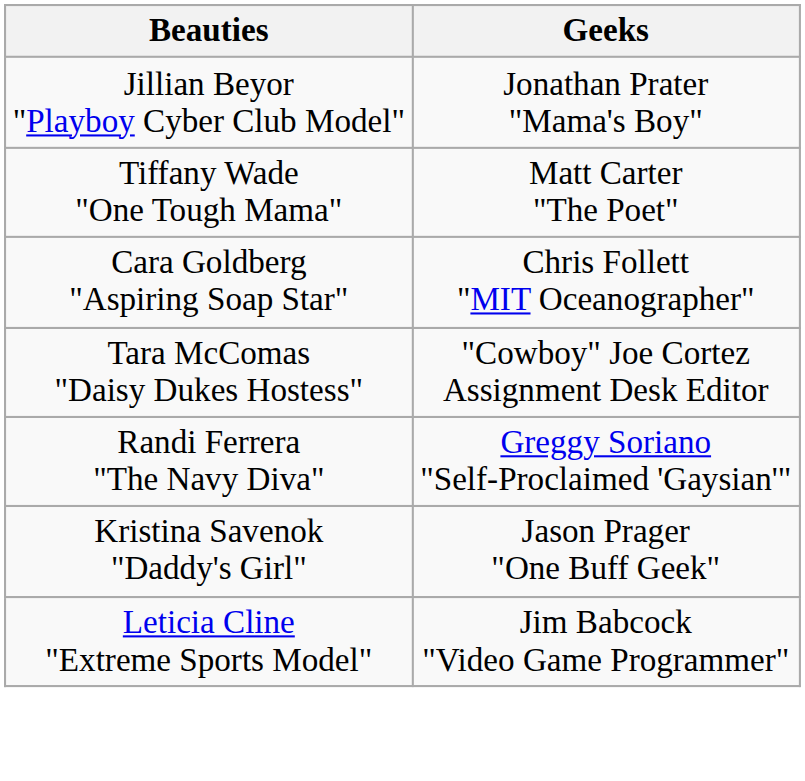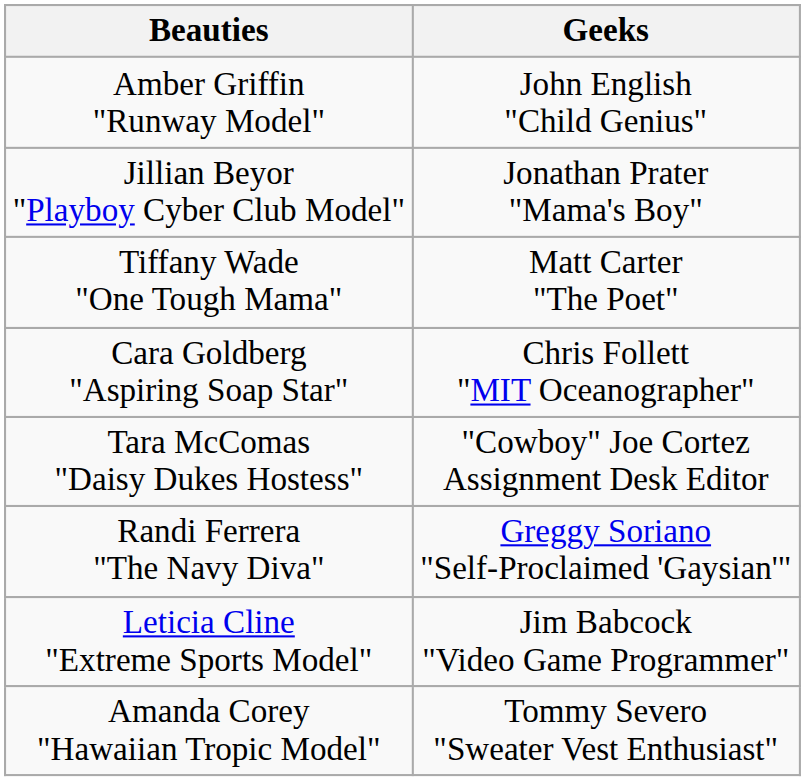+ row: (209, 101)
- row: (209, 550)
+ row: (209, 730)
